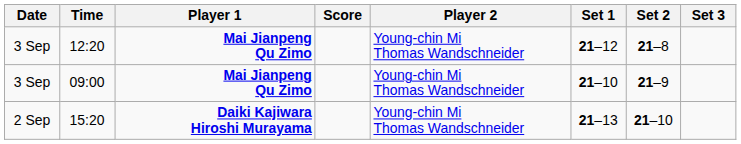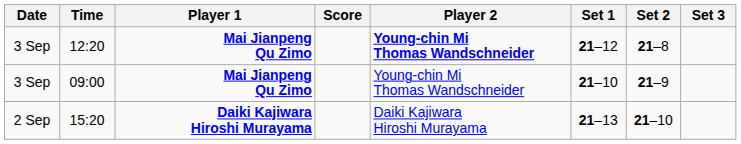(449, 46) normal -> (454, 46) bold
(449, 121) Young-chin Mi Thomas Wandschneider -> (430, 121) Daiki Kajiwara Hiroshi Murayama
